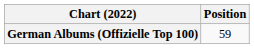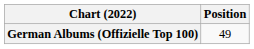(225, 33) 59 -> (225, 33) 49
